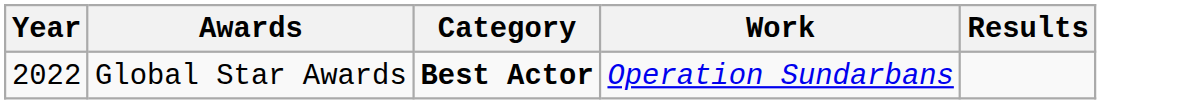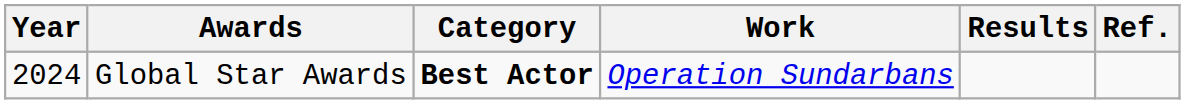+ column: (1137, 29)
(47, 76) 2022 -> (47, 76) 2024
